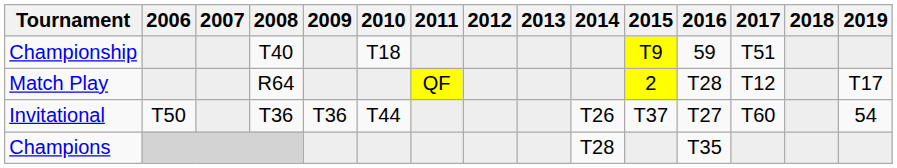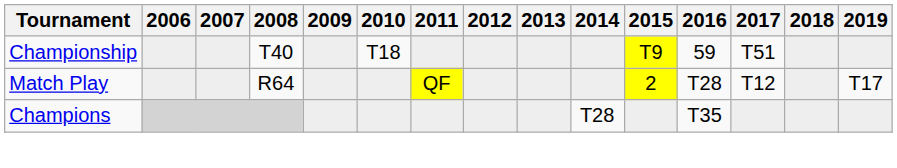- row: (57, 115)
